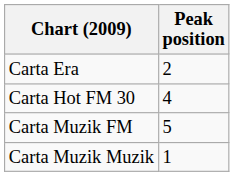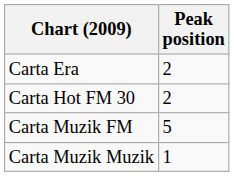(167, 98) 4 -> (167, 98) 2
